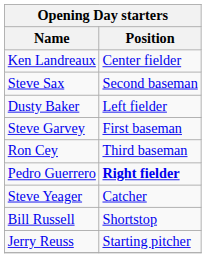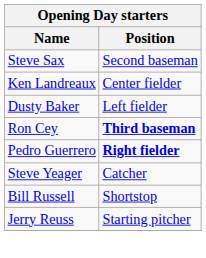rows swapped: (36, 83) <-> (52, 60)
- row: (46, 128)
(145, 151) normal -> (149, 128) bold
